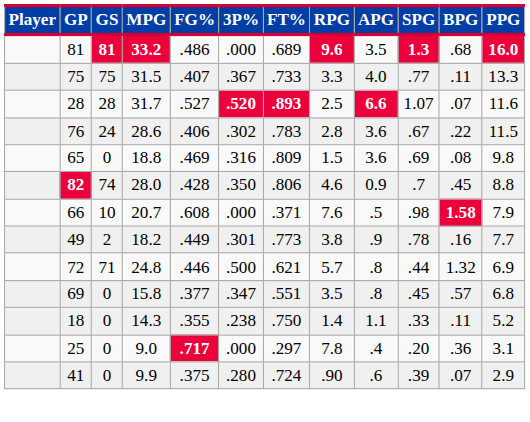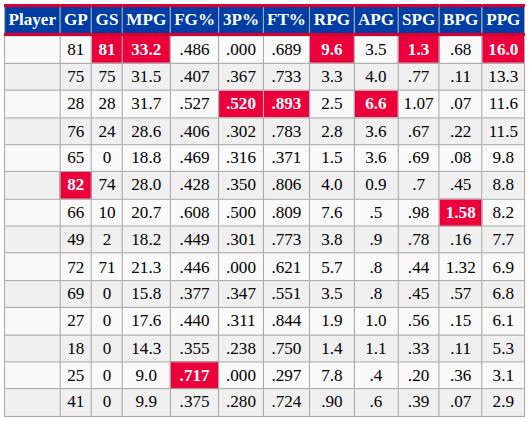(286, 158) .809 -> (286, 158) .371
(332, 185) 4.6 -> (332, 185) 4.0
(241, 212) .000 -> (241, 212) .500
(286, 212) .371 -> (286, 212) .809
(503, 212) 7.9 -> (503, 212) 8.2
(146, 266) 24.8 -> (146, 266) 21.3
(241, 266) .500 -> (241, 266) .000
+ row: (76, 321)
(503, 321) 5.2 -> (503, 348) 5.3
